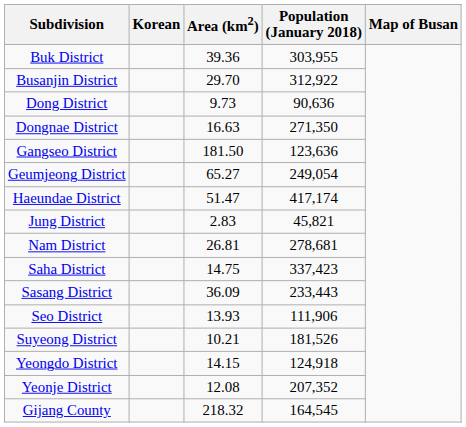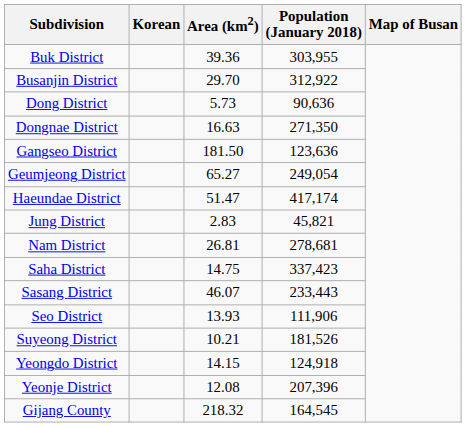(223, 103) 9.73 -> (223, 103) 5.73
(223, 292) 36.09 -> (223, 292) 46.07
(314, 387) 207,352 -> (314, 387) 207,396
